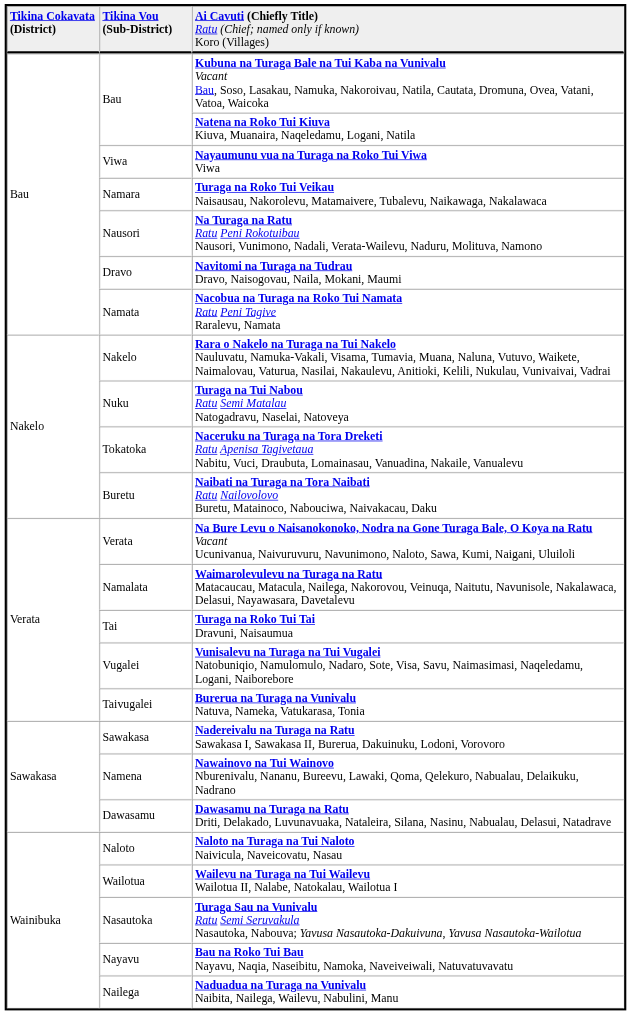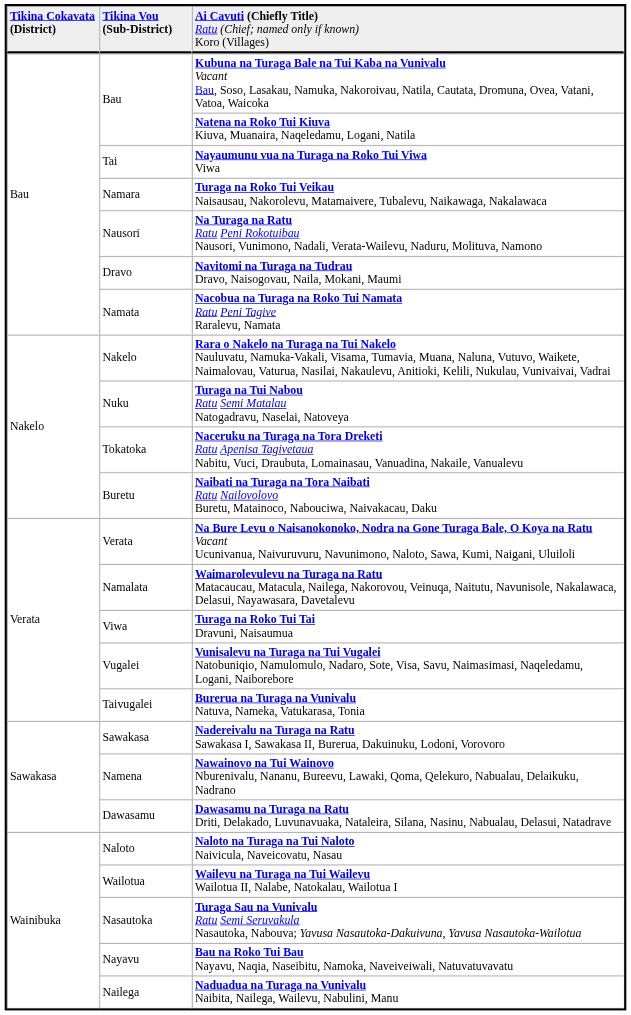(115, 161) Viwa -> (110, 161) Tai
(110, 626) Tai -> (115, 626) Viwa
